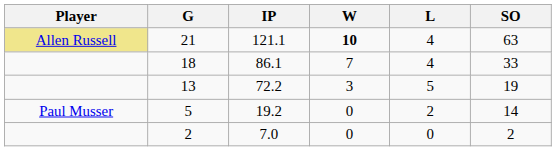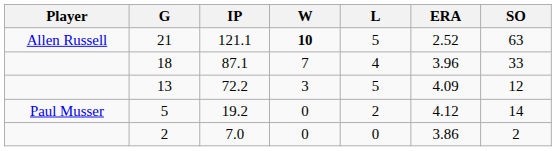+ column: (446, 16)
(76, 39) khaki background -> (67, 39) no background
(430, 39) 4 -> (375, 39) 5
(269, 63) 86.1 -> (235, 63) 87.1
(511, 87) 19 -> (516, 87) 12
